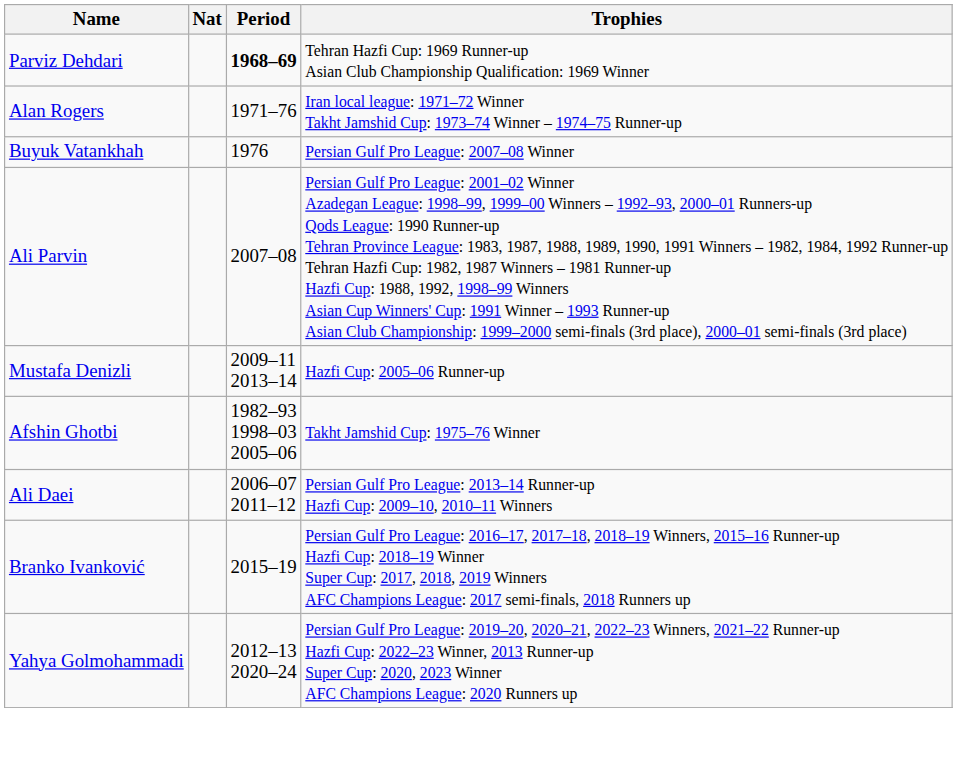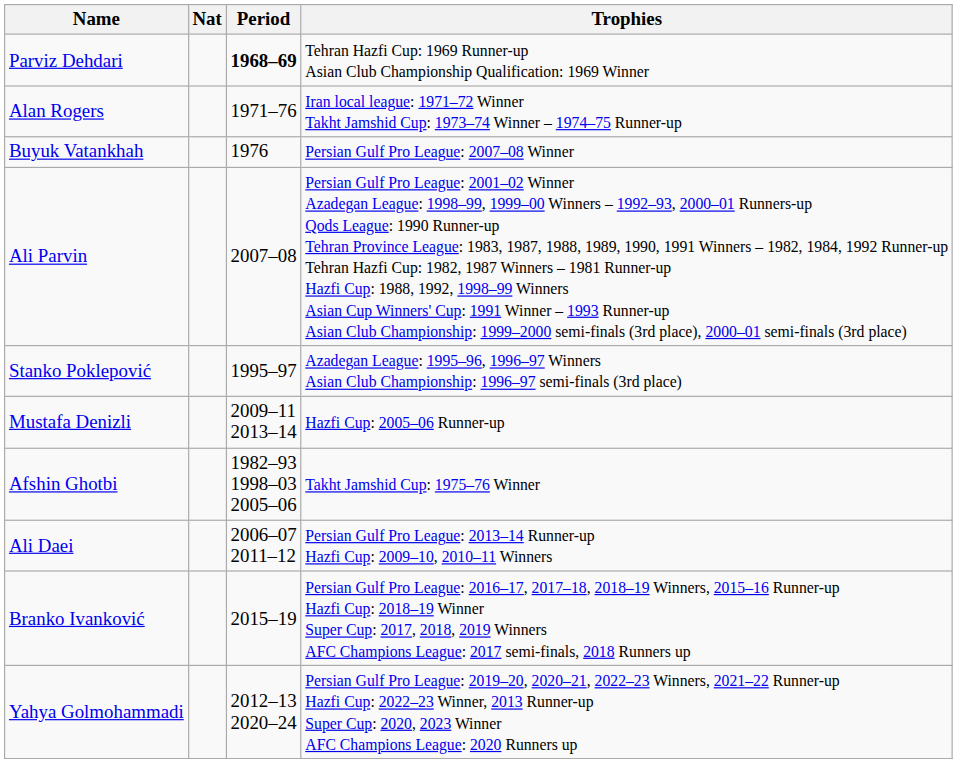+ row: (80, 370)
